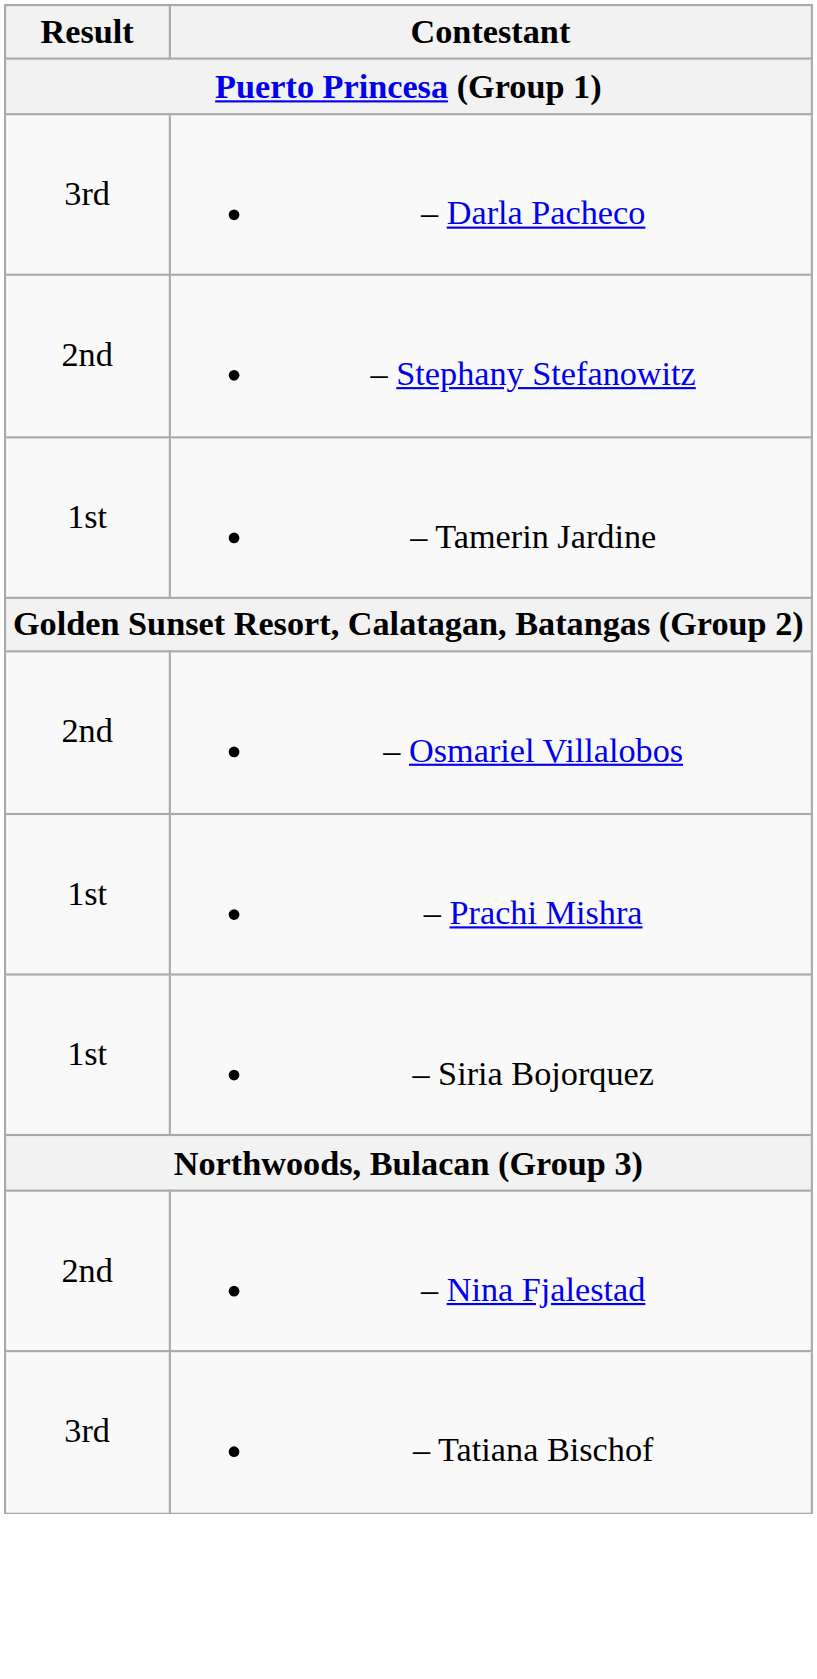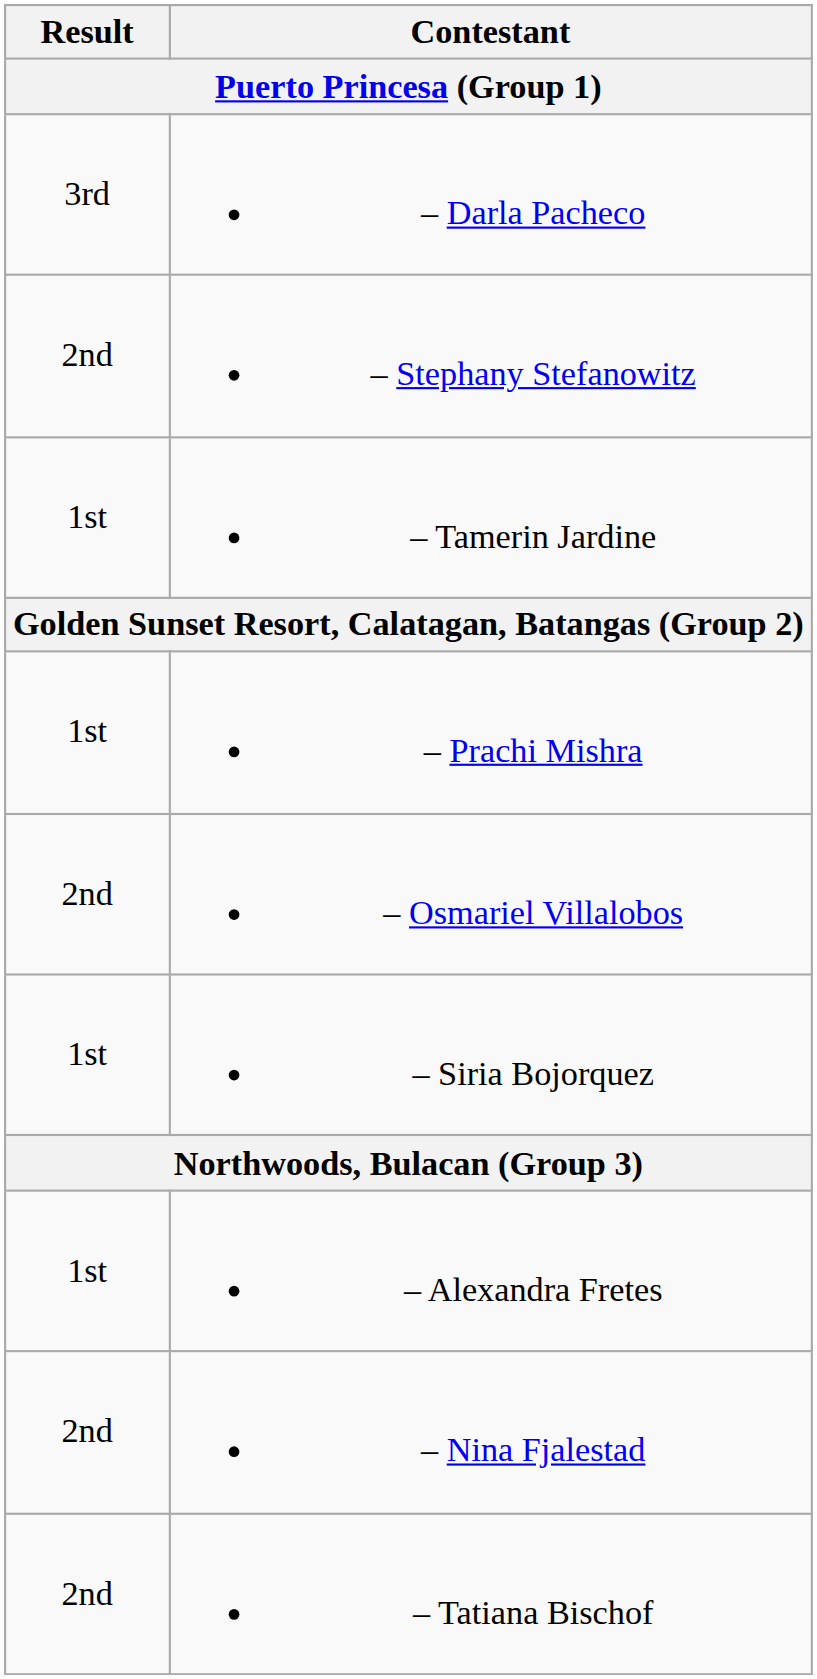rows swapped: (490, 913) <-> (490, 752)
+ row: (490, 1290)
(87, 1431) 3rd -> (87, 1592) 2nd
